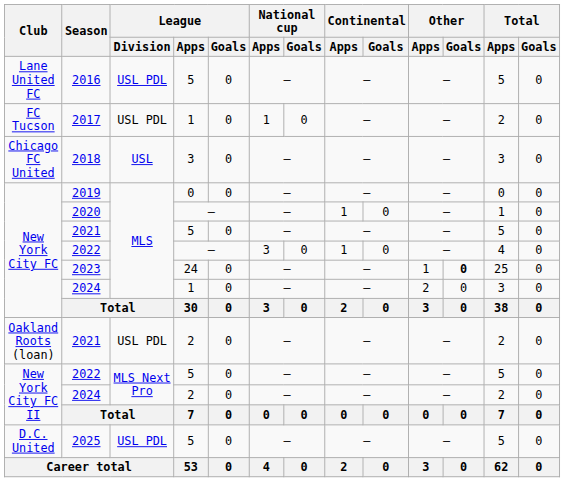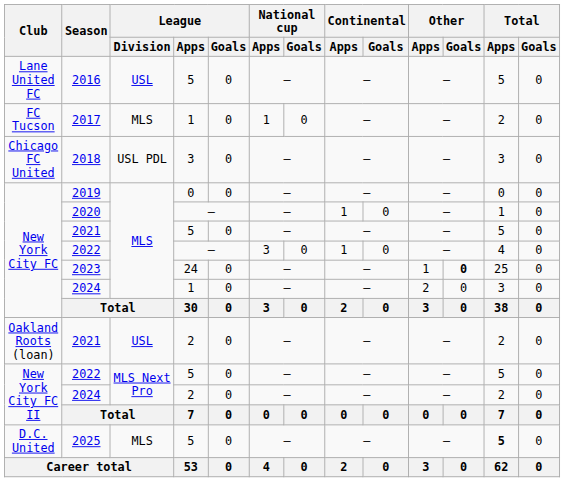(142, 80) USL PDL -> (142, 80) USL
(142, 120) USL PDL -> (142, 120) MLS
(142, 159) USL -> (142, 159) USL PDL
(142, 341) USL PDL -> (142, 341) USL
(142, 441) USL PDL -> (142, 441) MLS
(501, 441) normal -> (501, 441) bold
